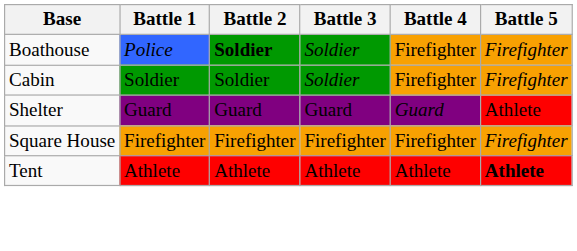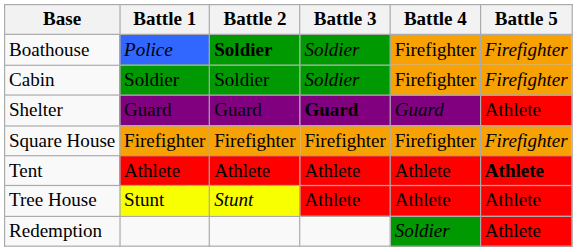(328, 110) normal -> (331, 110) bold
+ row: (53, 200)
+ row: (56, 230)
